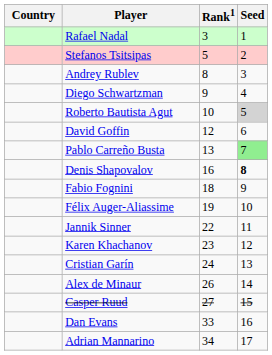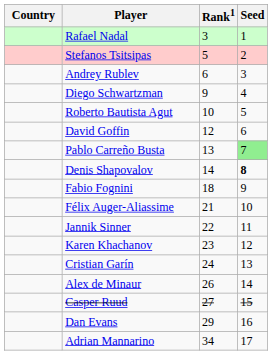(205, 74) 8 -> (205, 74) 6
(244, 112) lightgrey background -> (244, 112) no background
(208, 169) 16 -> (208, 169) 14
(208, 207) 19 -> (208, 207) 21
(208, 321) 33 -> (208, 321) 29
